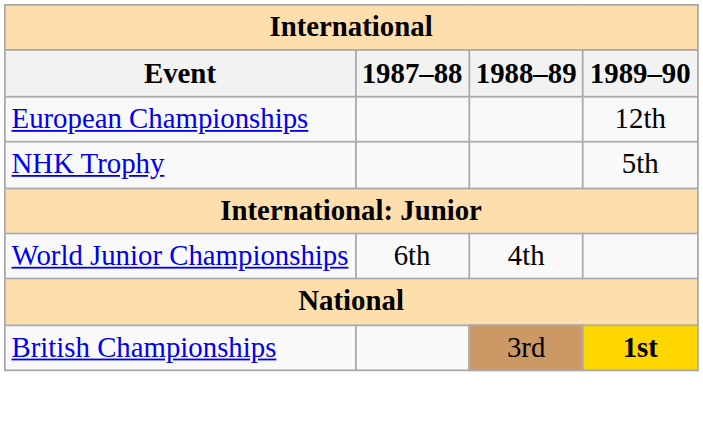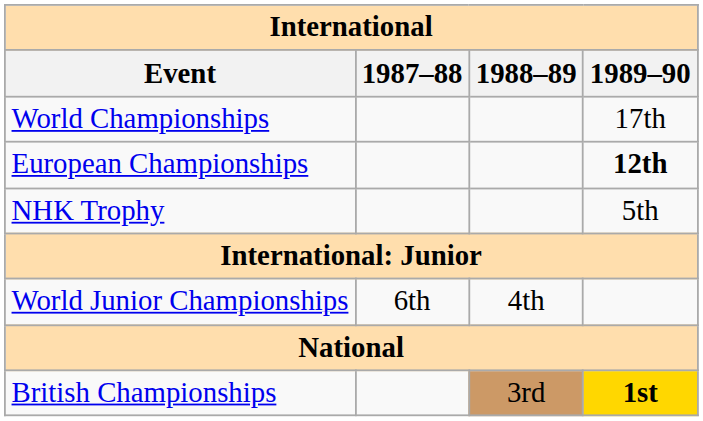+ row: (140, 118)
(640, 118) normal -> (640, 164) bold
